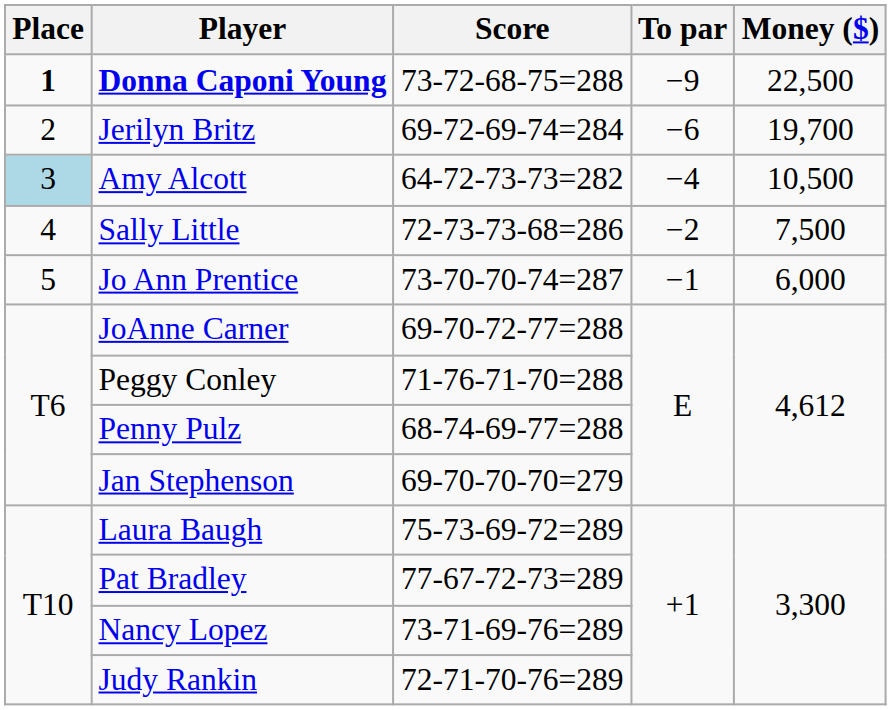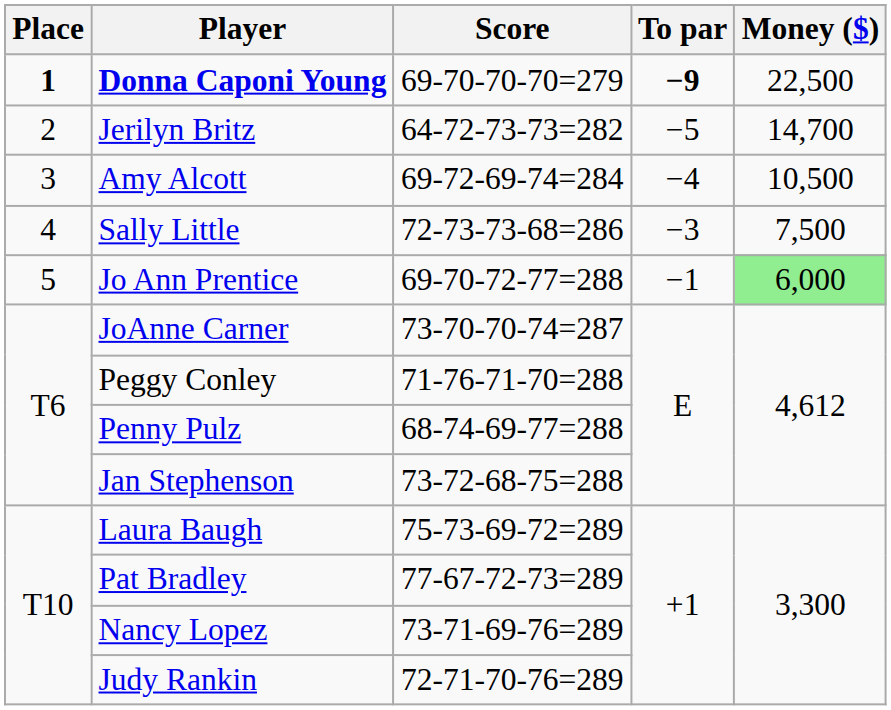(512, 79) 73-72-68-75=288 -> (512, 79) 69-70-70-70=279
(683, 79) normal -> (683, 79) bold
(512, 129) 69-72-69-74=284 -> (512, 129) 64-72-73-73=282
(683, 129) −6 -> (683, 129) −5
(810, 129) 19,700 -> (810, 129) 14,700
(48, 179) lightblue background -> (48, 179) no background
(512, 179) 64-72-73-73=282 -> (512, 179) 69-72-69-74=284
(683, 229) −2 -> (683, 229) −3
(512, 279) 73-70-70-74=287 -> (512, 279) 69-70-72-77=288
(810, 279) no background -> (810, 279) lightgreen background
(512, 329) 69-70-72-77=288 -> (512, 329) 73-70-70-74=287
(512, 479) 69-70-70-70=279 -> (512, 479) 73-72-68-75=288
